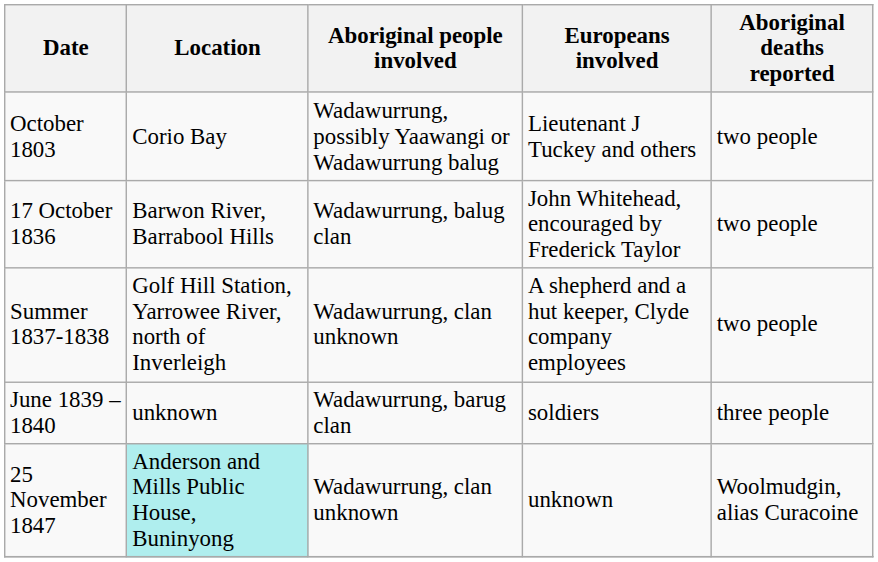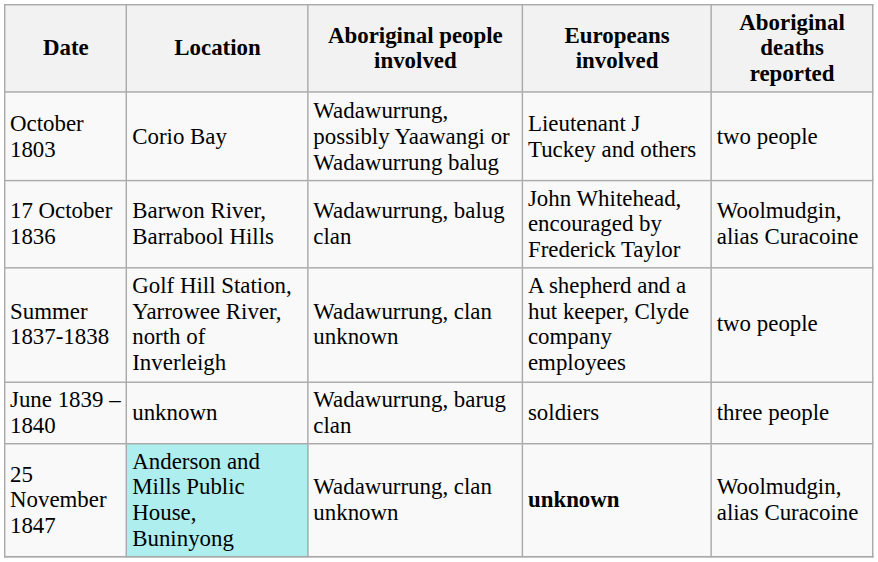(767, 223) two people -> (788, 223) Woolmudgin, alias Curacoine
(571, 500) normal -> (574, 500) bold
